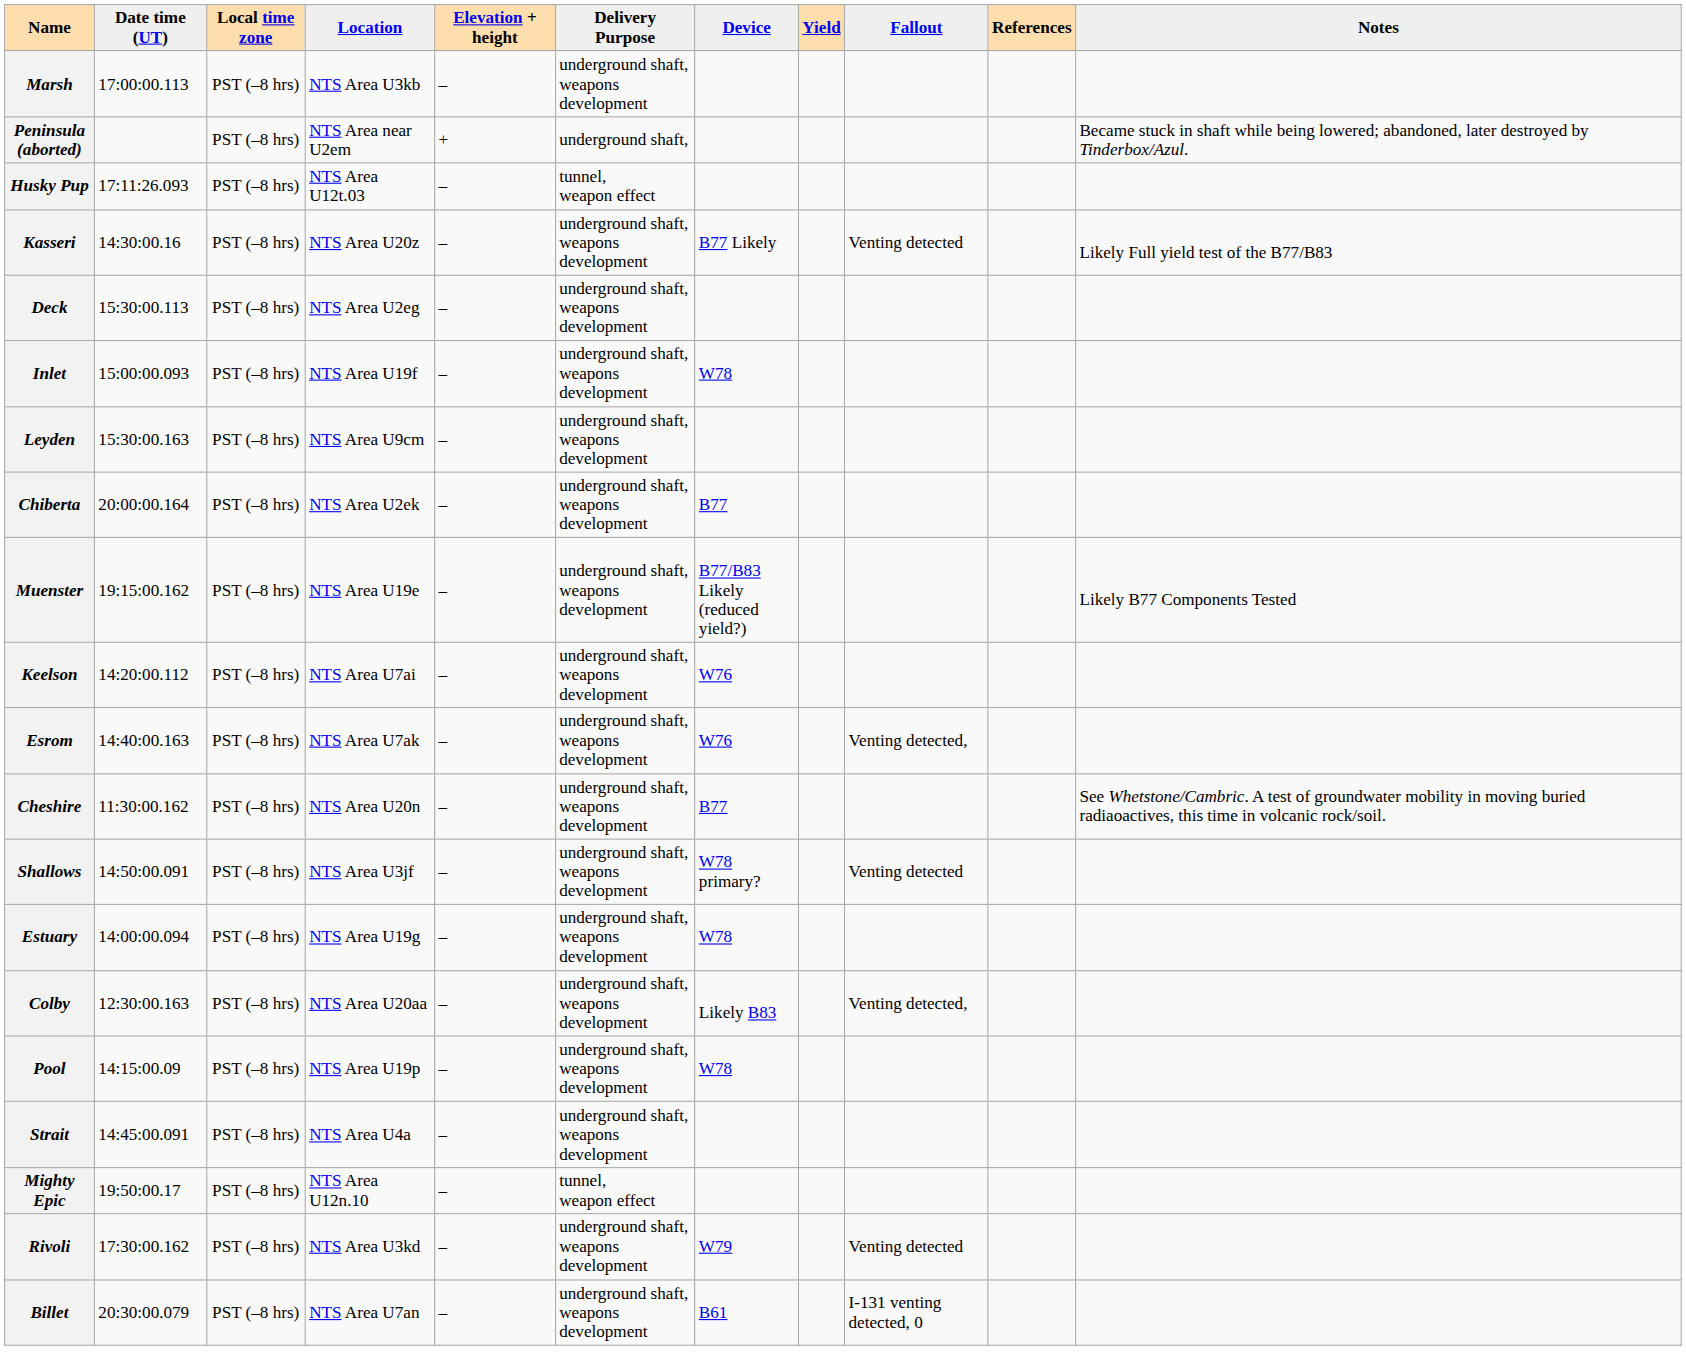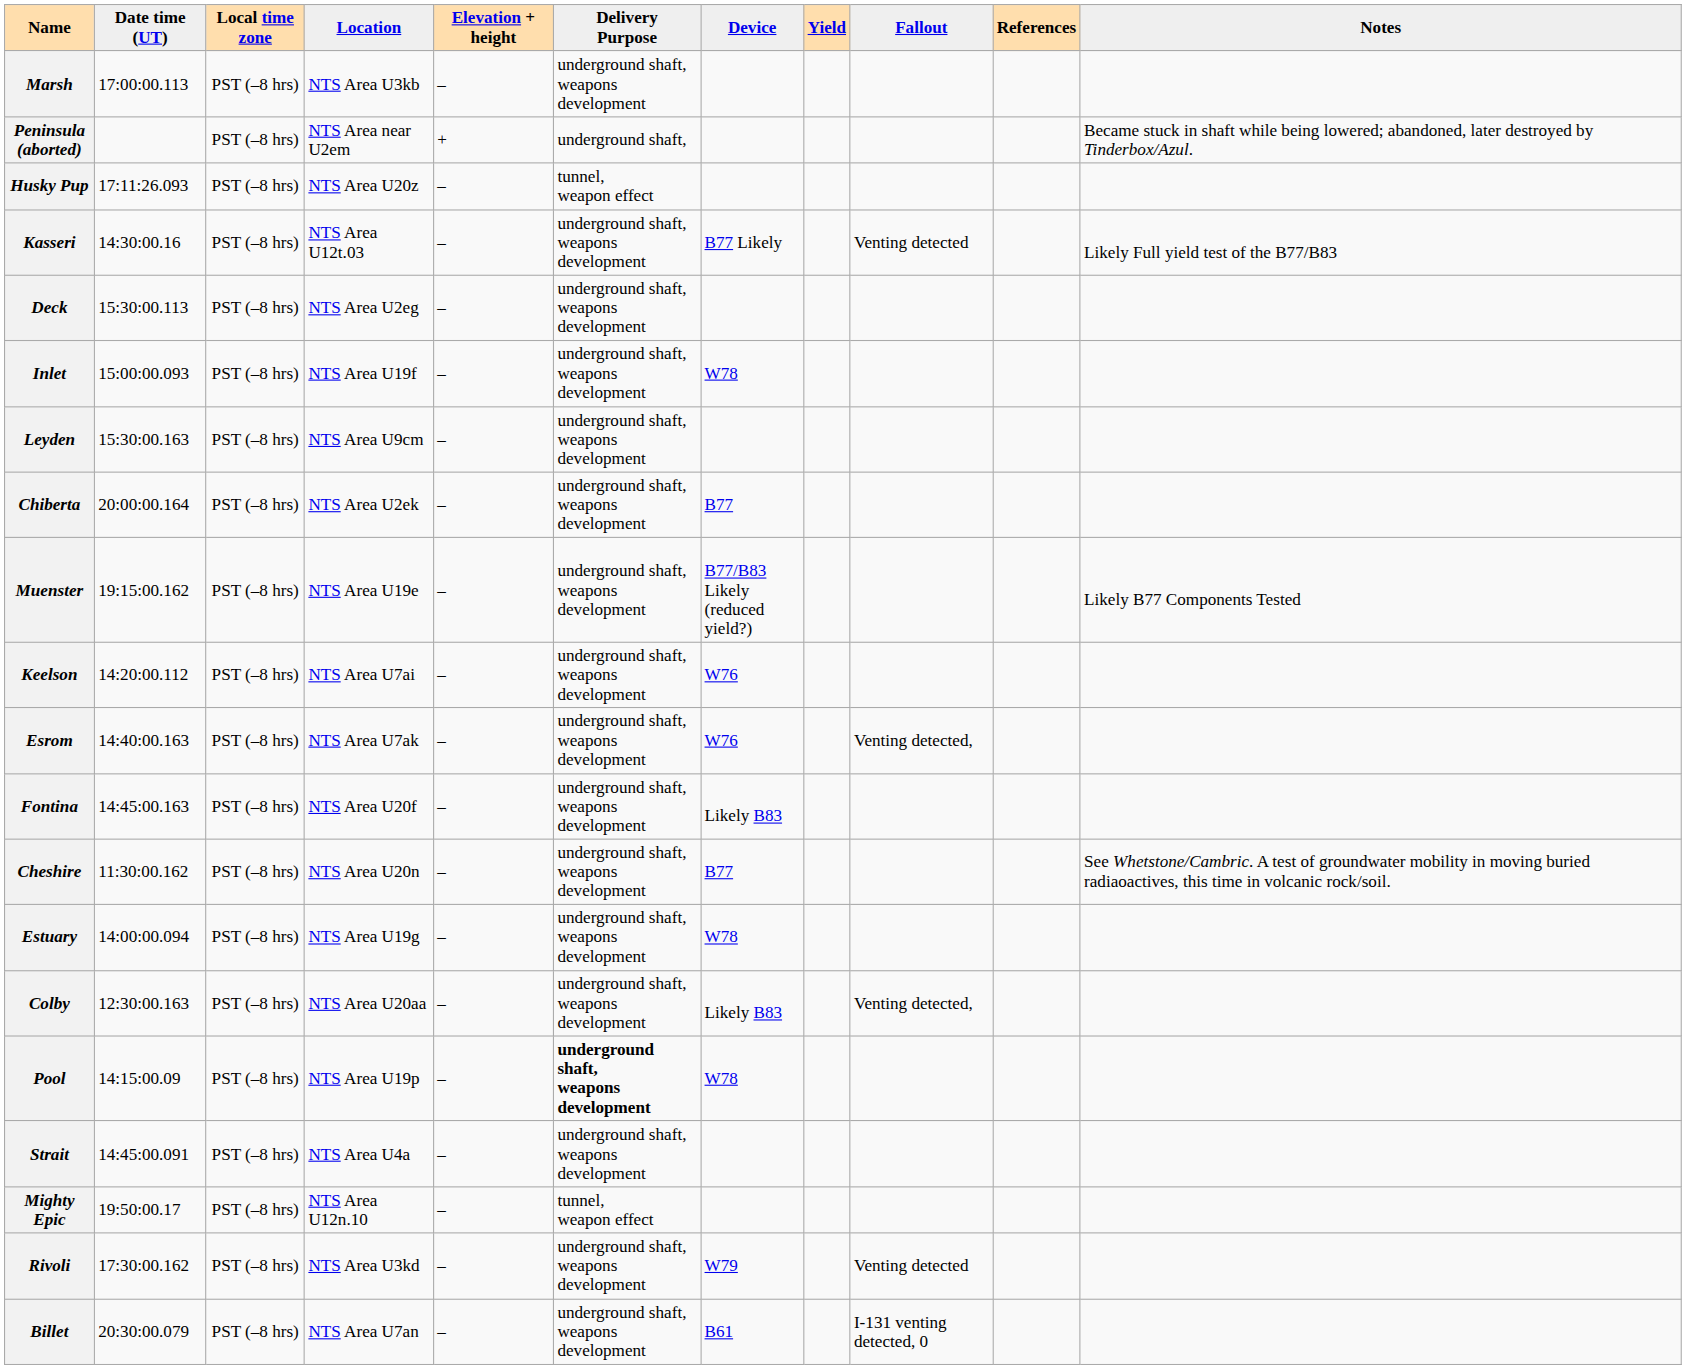(344, 186) NTS Area U12t.03 -> (364, 186) NTS Area U20z
(364, 242) NTS Area U20z -> (343, 242) NTS Area U12t.03
+ row: (49, 806)
- row: (49, 871)
(624, 1068) normal -> (606, 1078) bold
